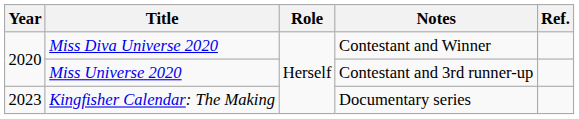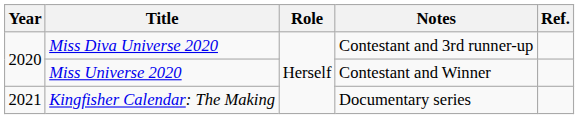(415, 45) Contestant and Winner -> (436, 45) Contestant and 3rd runner-up
(436, 72) Contestant and 3rd runner-up -> (415, 72) Contestant and Winner
(25, 100) 2023 -> (25, 100) 2021
